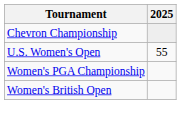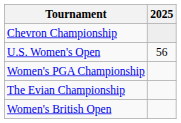(162, 52) 55 -> (162, 52) 56
+ row: (66, 90)
